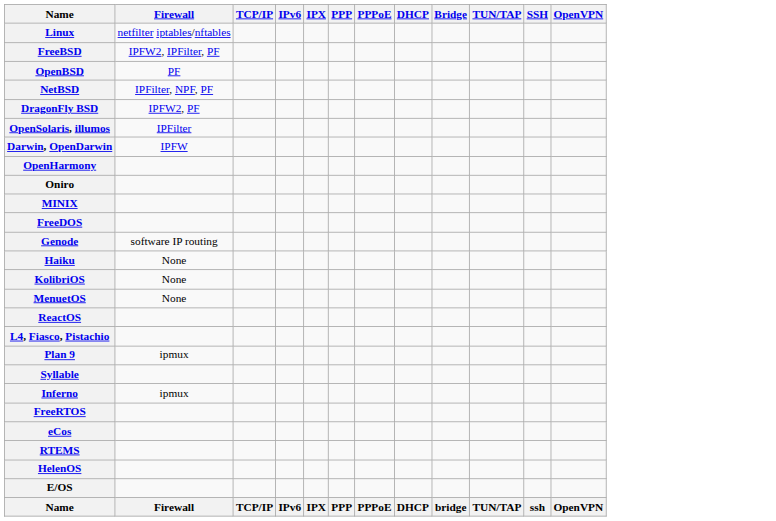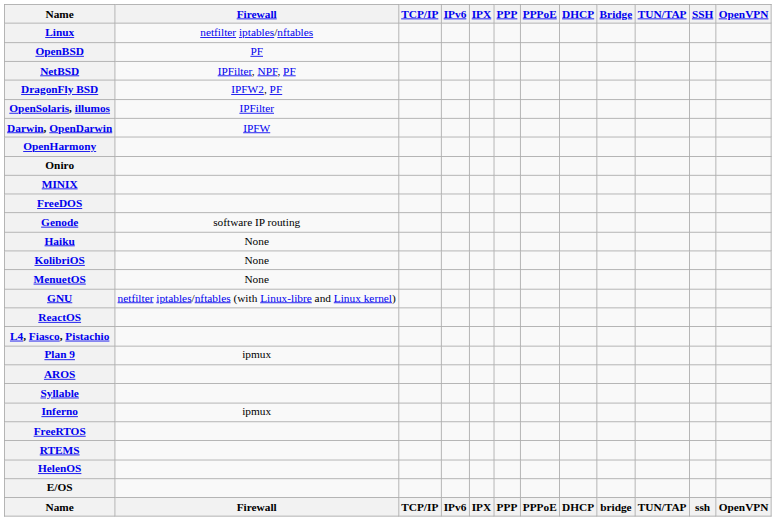- row: (60, 52)
+ row: (60, 298)
+ row: (60, 374)
- row: (60, 431)
